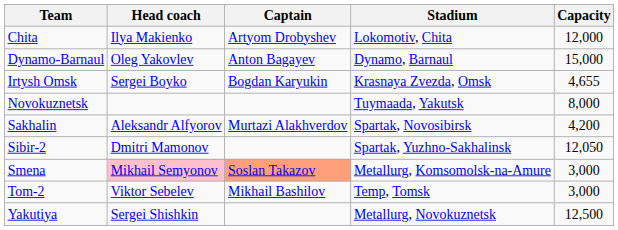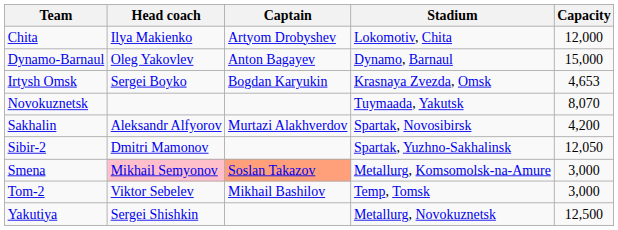(584, 81) 4,655 -> (584, 81) 4,653
(584, 103) 8,000 -> (584, 103) 8,070
